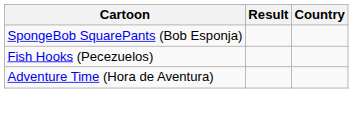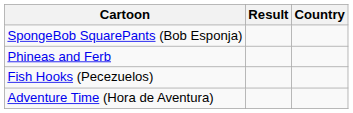+ row: (59, 56)
